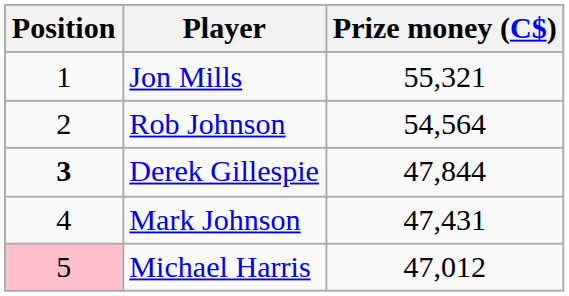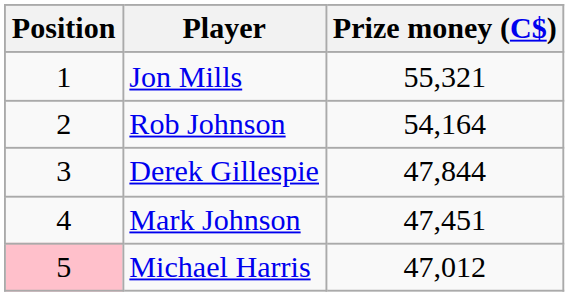(445, 123) 54,564 -> (445, 123) 54,164
(64, 171) bold -> (64, 171) normal
(445, 219) 47,431 -> (445, 219) 47,451
